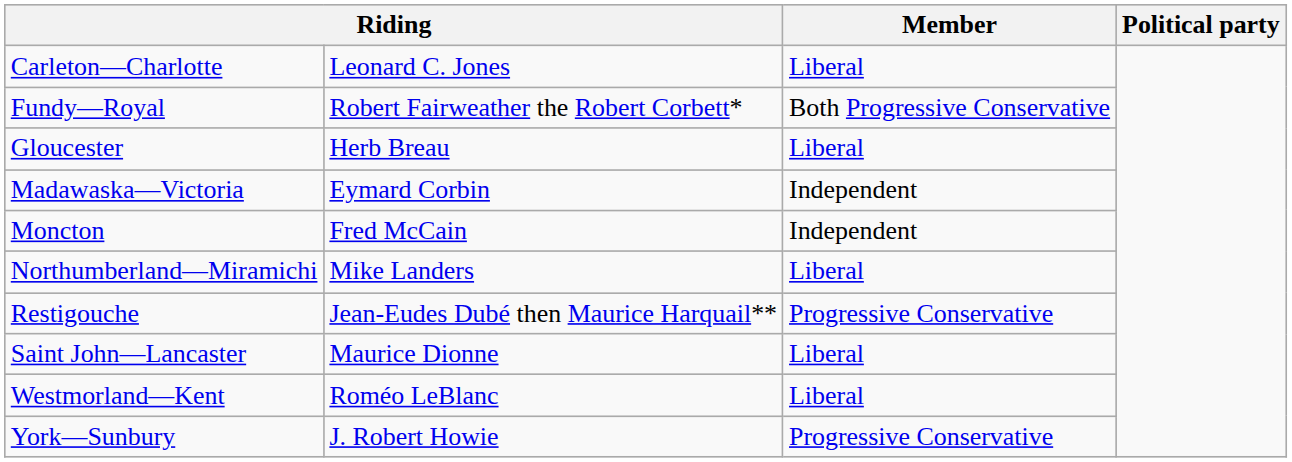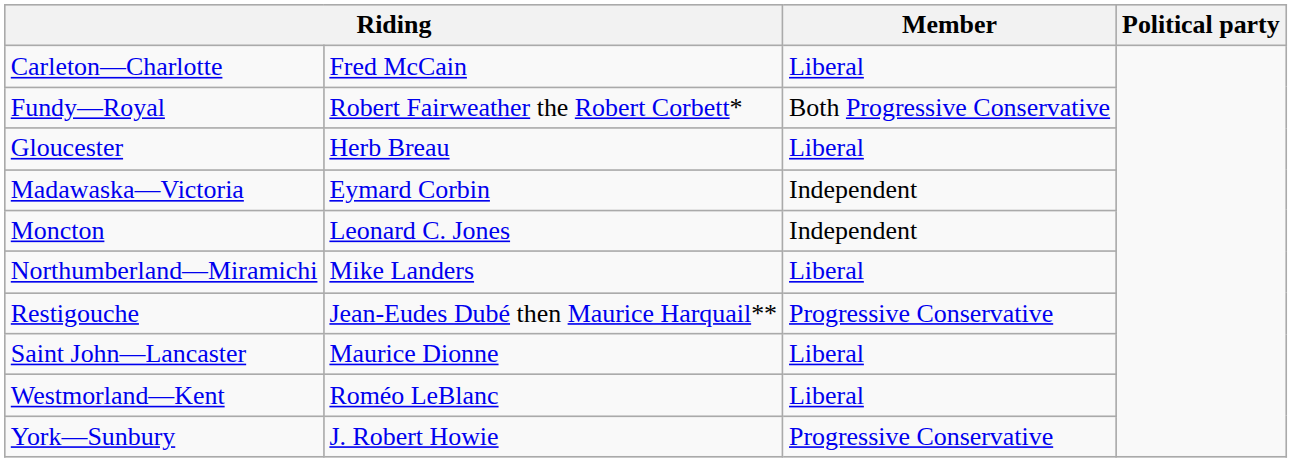(420, 66) Leonard C. Jones -> (398, 66) Fred McCain
(398, 230) Fred McCain -> (420, 230) Leonard C. Jones
